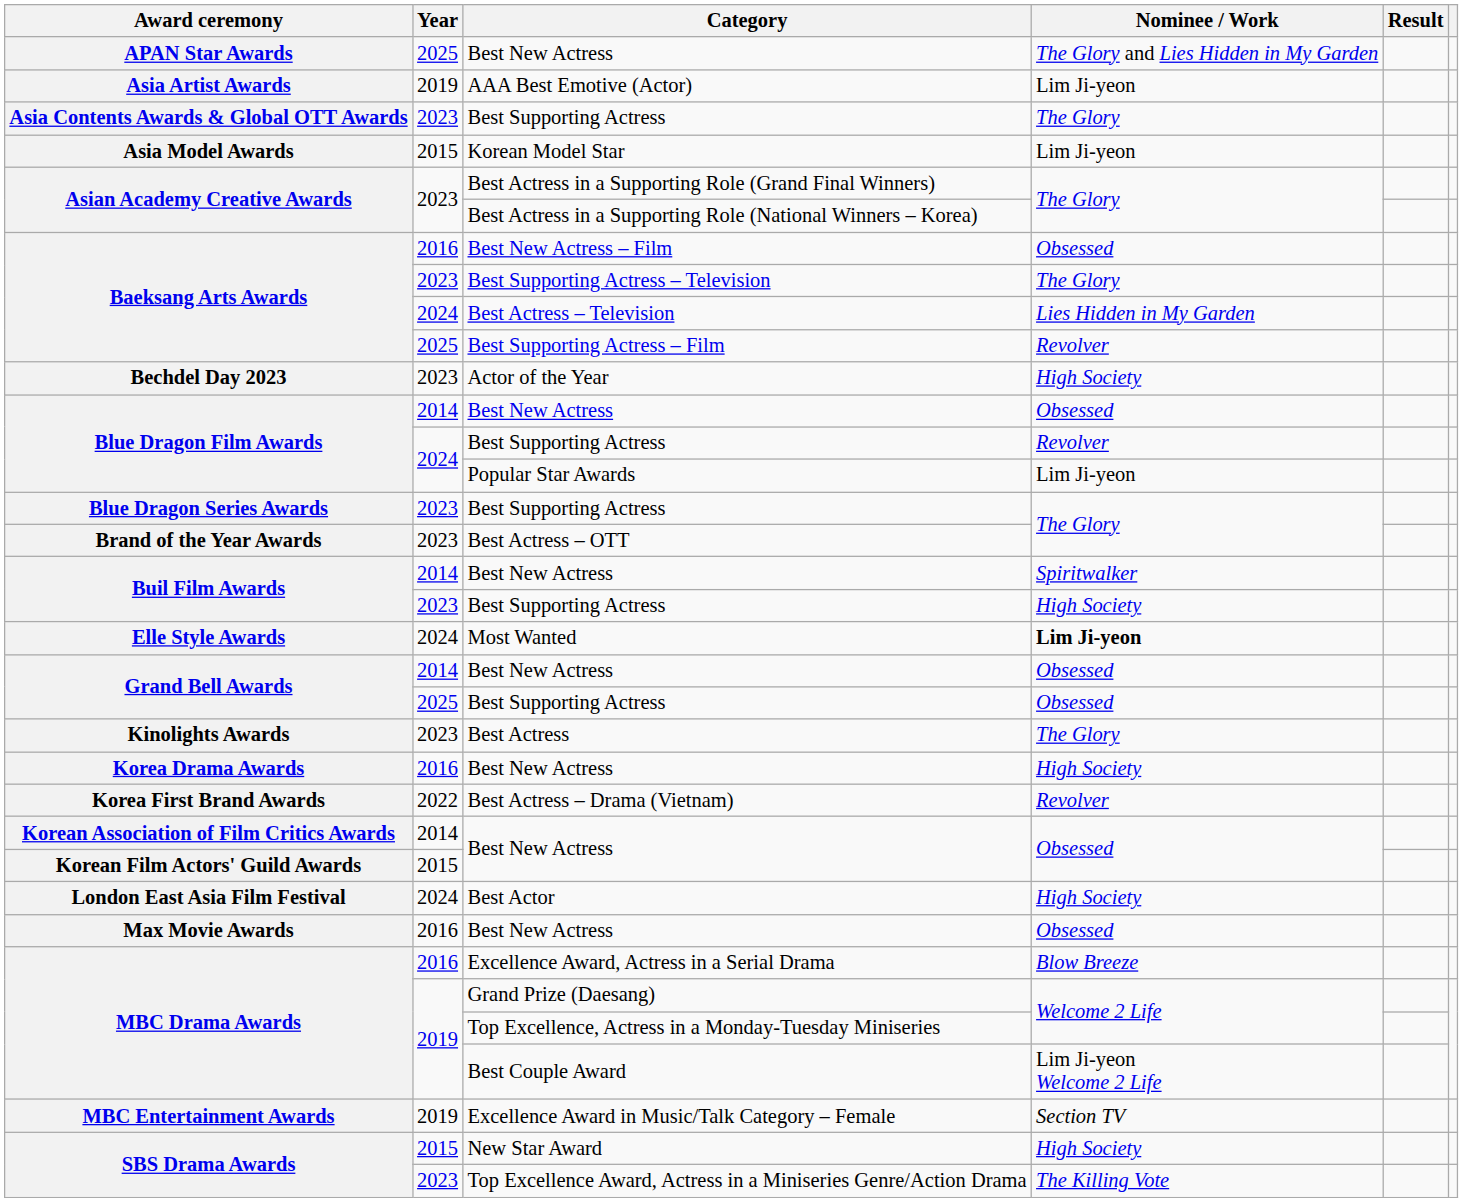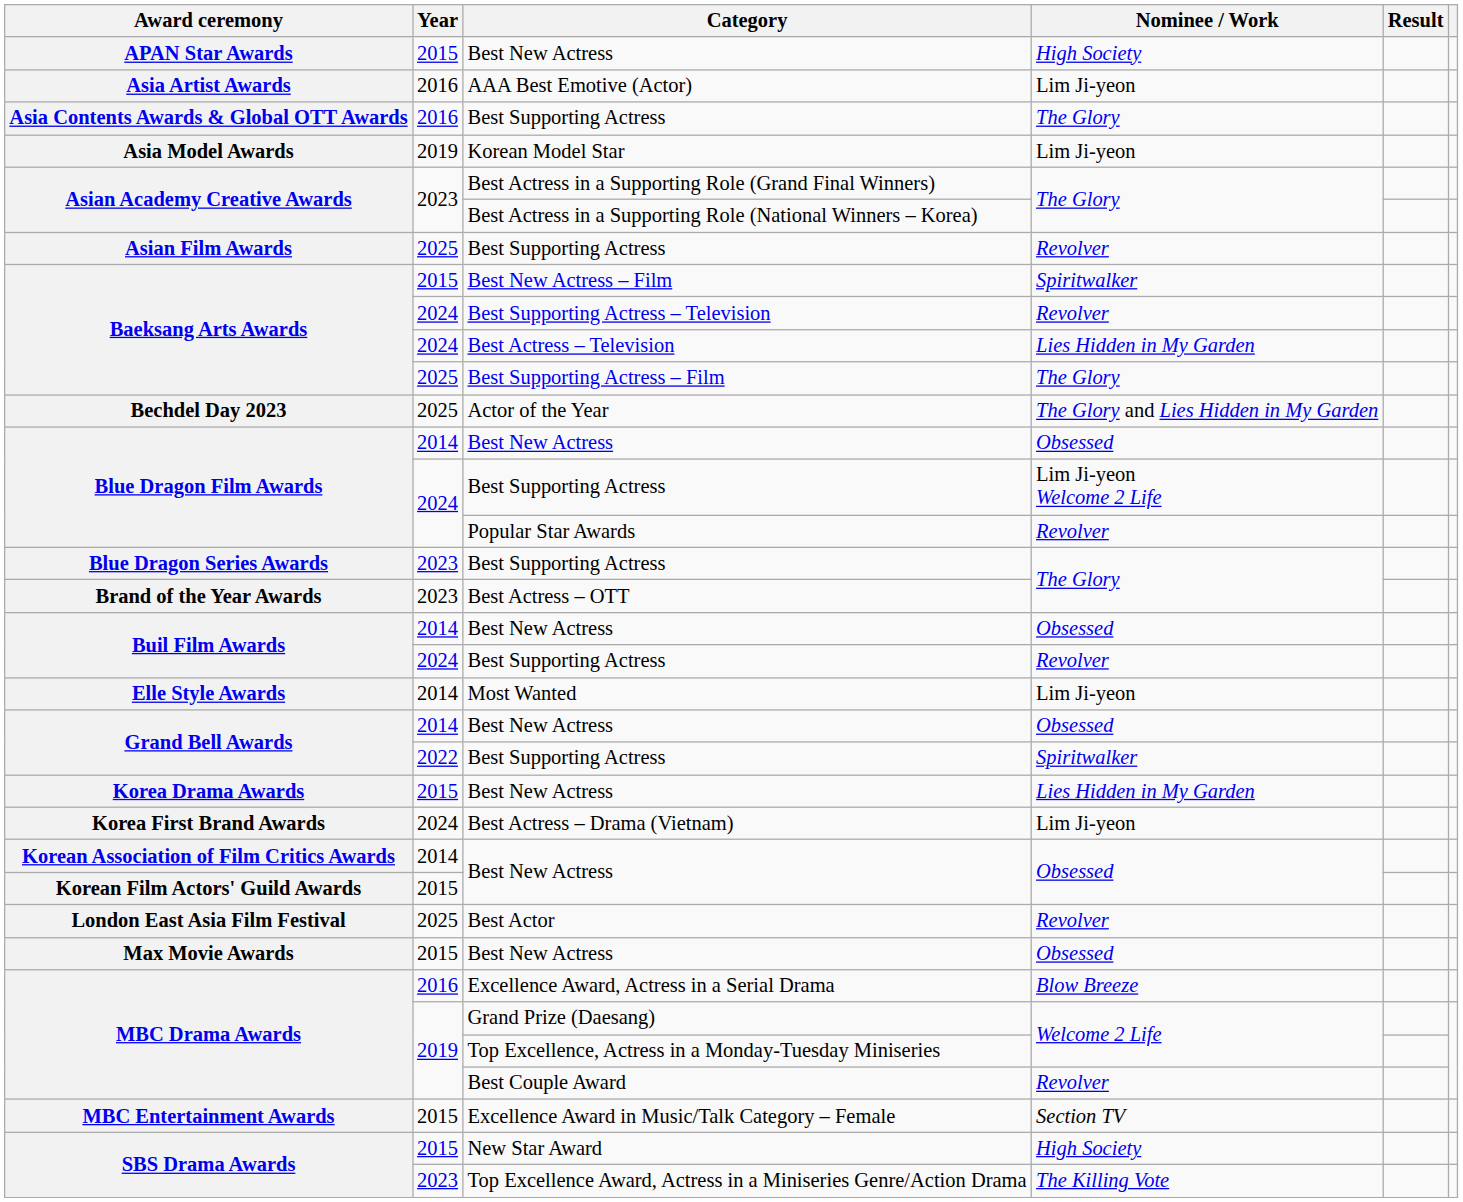(438, 53) 2025 -> (438, 53) 2015
(1207, 53) The Glory and Lies Hidden in My Garden -> (1089, 53) High Society
(438, 85) 2019 -> (438, 85) 2016
(438, 118) 2023 -> (438, 118) 2016
(438, 150) 2015 -> (438, 150) 2019
+ row: (208, 248)
(438, 248) 2016 -> (438, 280) 2015
(1075, 248) Obsessed -> (1087, 280) Spiritwalker
(438, 280) 2023 -> (438, 313) 2024
(1078, 280) The Glory -> (1072, 313) Revolver
(1072, 345) Revolver -> (1078, 378) The Glory
(438, 378) 2023 -> (438, 410) 2025
(1089, 378) High Society -> (1207, 410) The Glory and Lies Hidden in My Garden
(1072, 442) Revolver -> (1099, 486) Lim Ji-yeon Welcome 2 Life
(1086, 475) Lim Ji-yeon -> (1072, 530) Revolver
(1087, 572) Spiritwalker -> (1075, 628) Obsessed
(438, 605) 2023 -> (438, 660) 2024
(1089, 605) High Society -> (1072, 660) Revolver
(438, 637) 2024 -> (438, 693) 2014
(1089, 637) bold -> (1086, 693) normal
(438, 702) 2025 -> (438, 758) 2022
(1075, 702) Obsessed -> (1087, 758) Spiritwalker
- row: (208, 735)
(438, 767) 2016 -> (438, 790) 2015
(1089, 767) High Society -> (1145, 790) Lies Hidden in My Garden
(438, 800) 2022 -> (438, 823) 2024
(1072, 800) Revolver -> (1086, 823) Lim Ji-yeon
(438, 897) 2024 -> (438, 920) 2025
(1089, 897) High Society -> (1072, 920) Revolver
(438, 930) 2016 -> (438, 953) 2015
(1099, 1071) Lim Ji-yeon Welcome 2 Life -> (1072, 1083) Revolver
(438, 1115) 2019 -> (438, 1115) 2015
